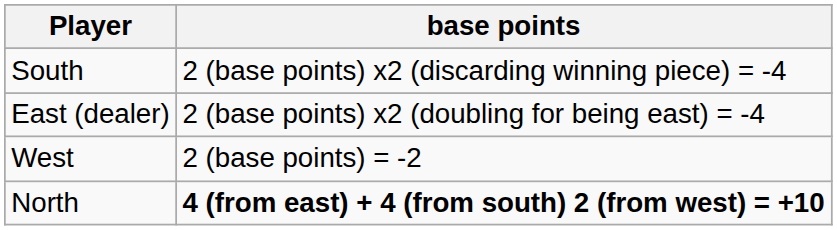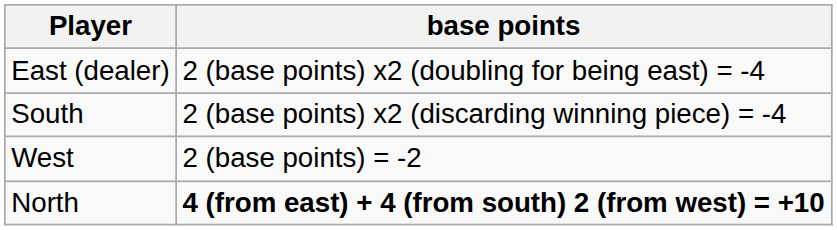rows swapped: (90, 114) <-> (47, 70)
